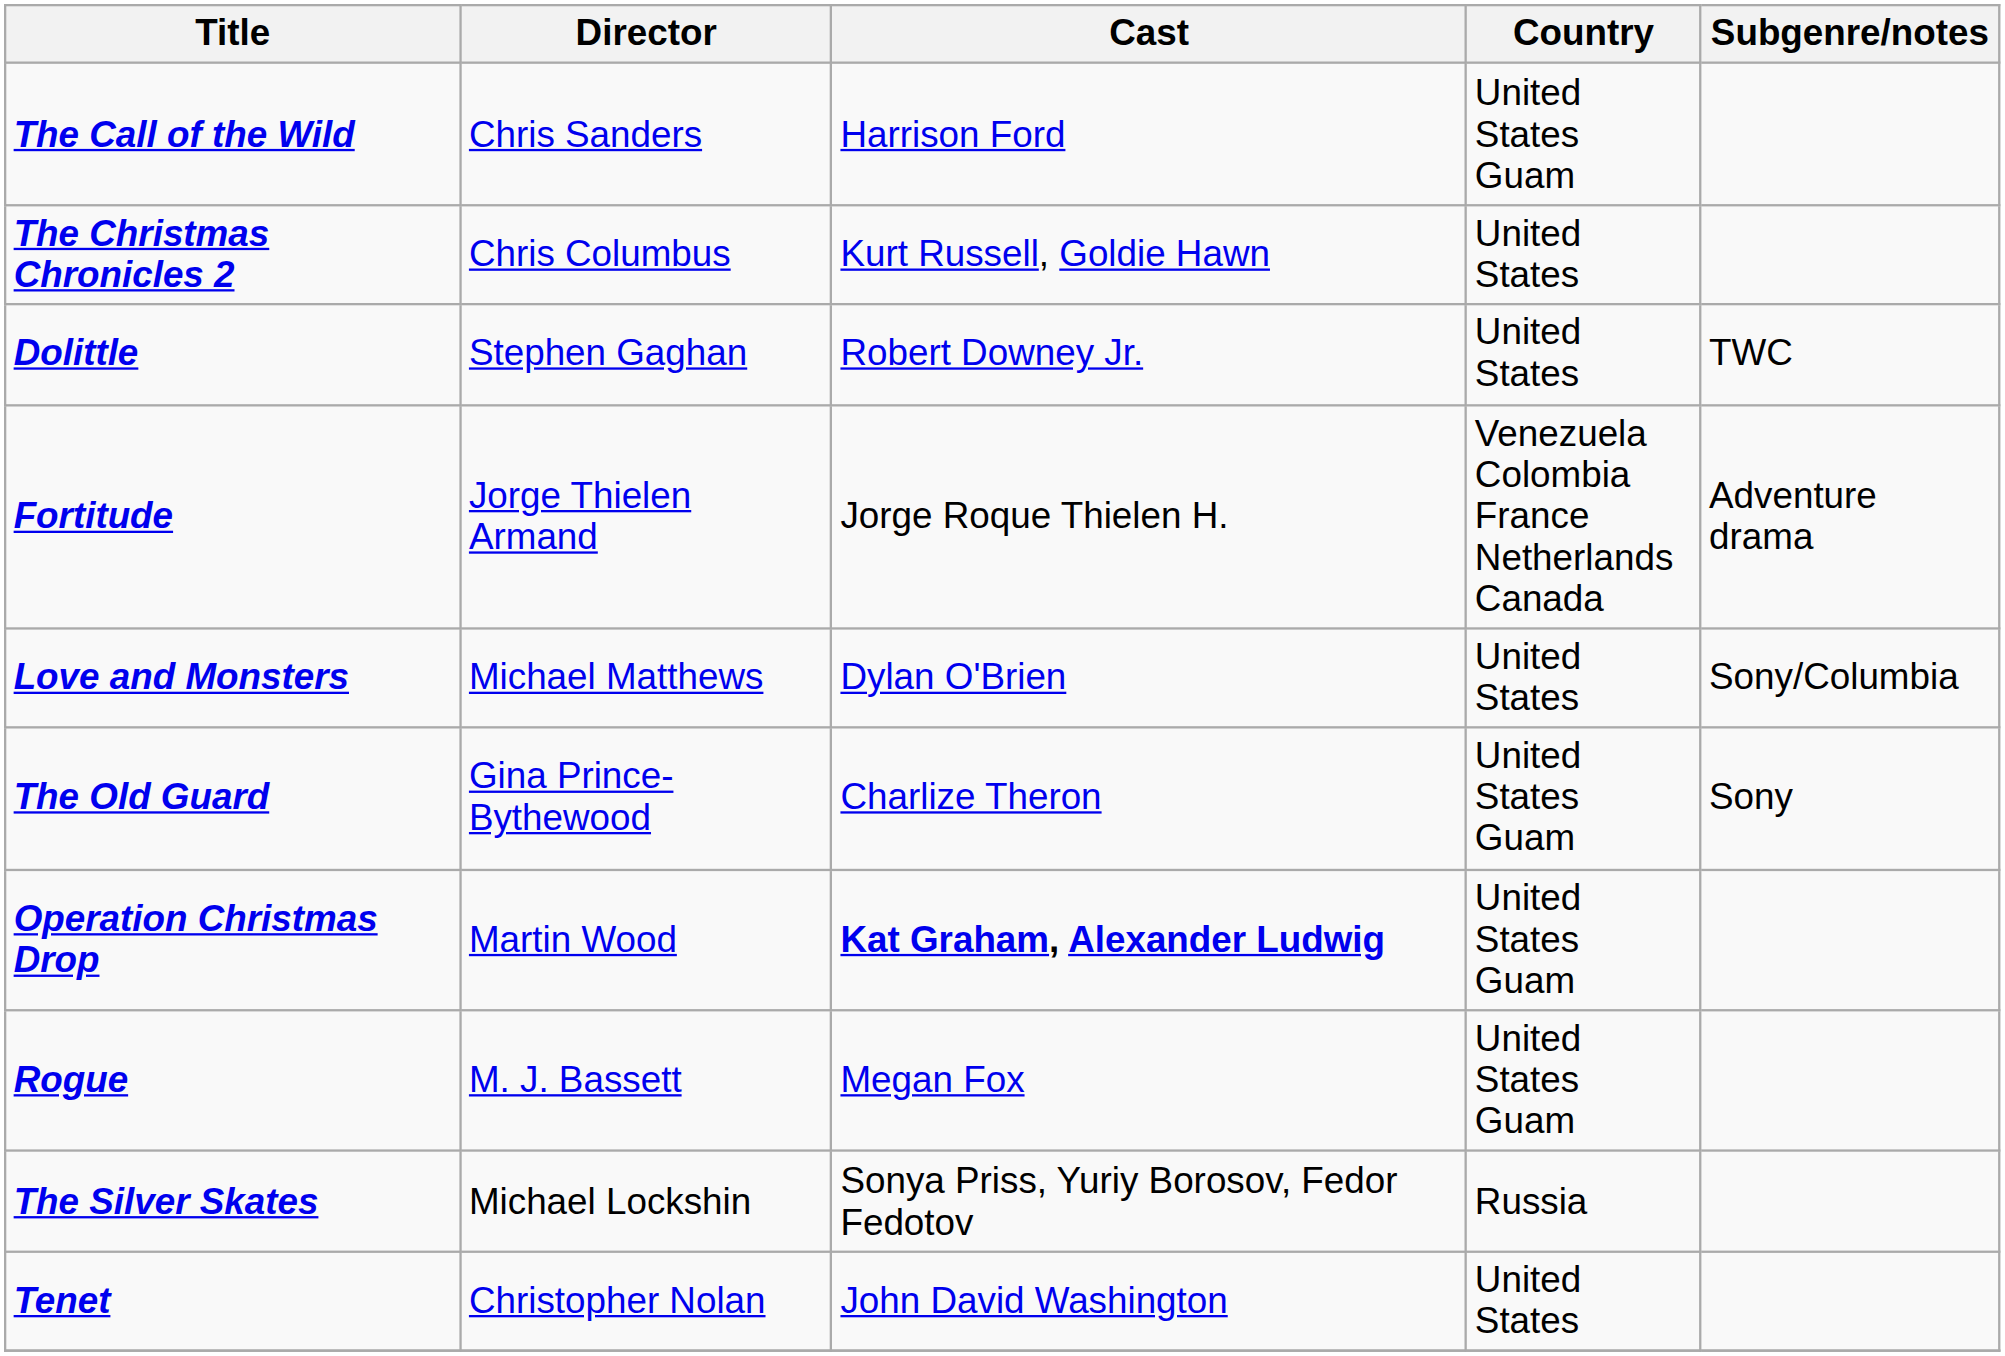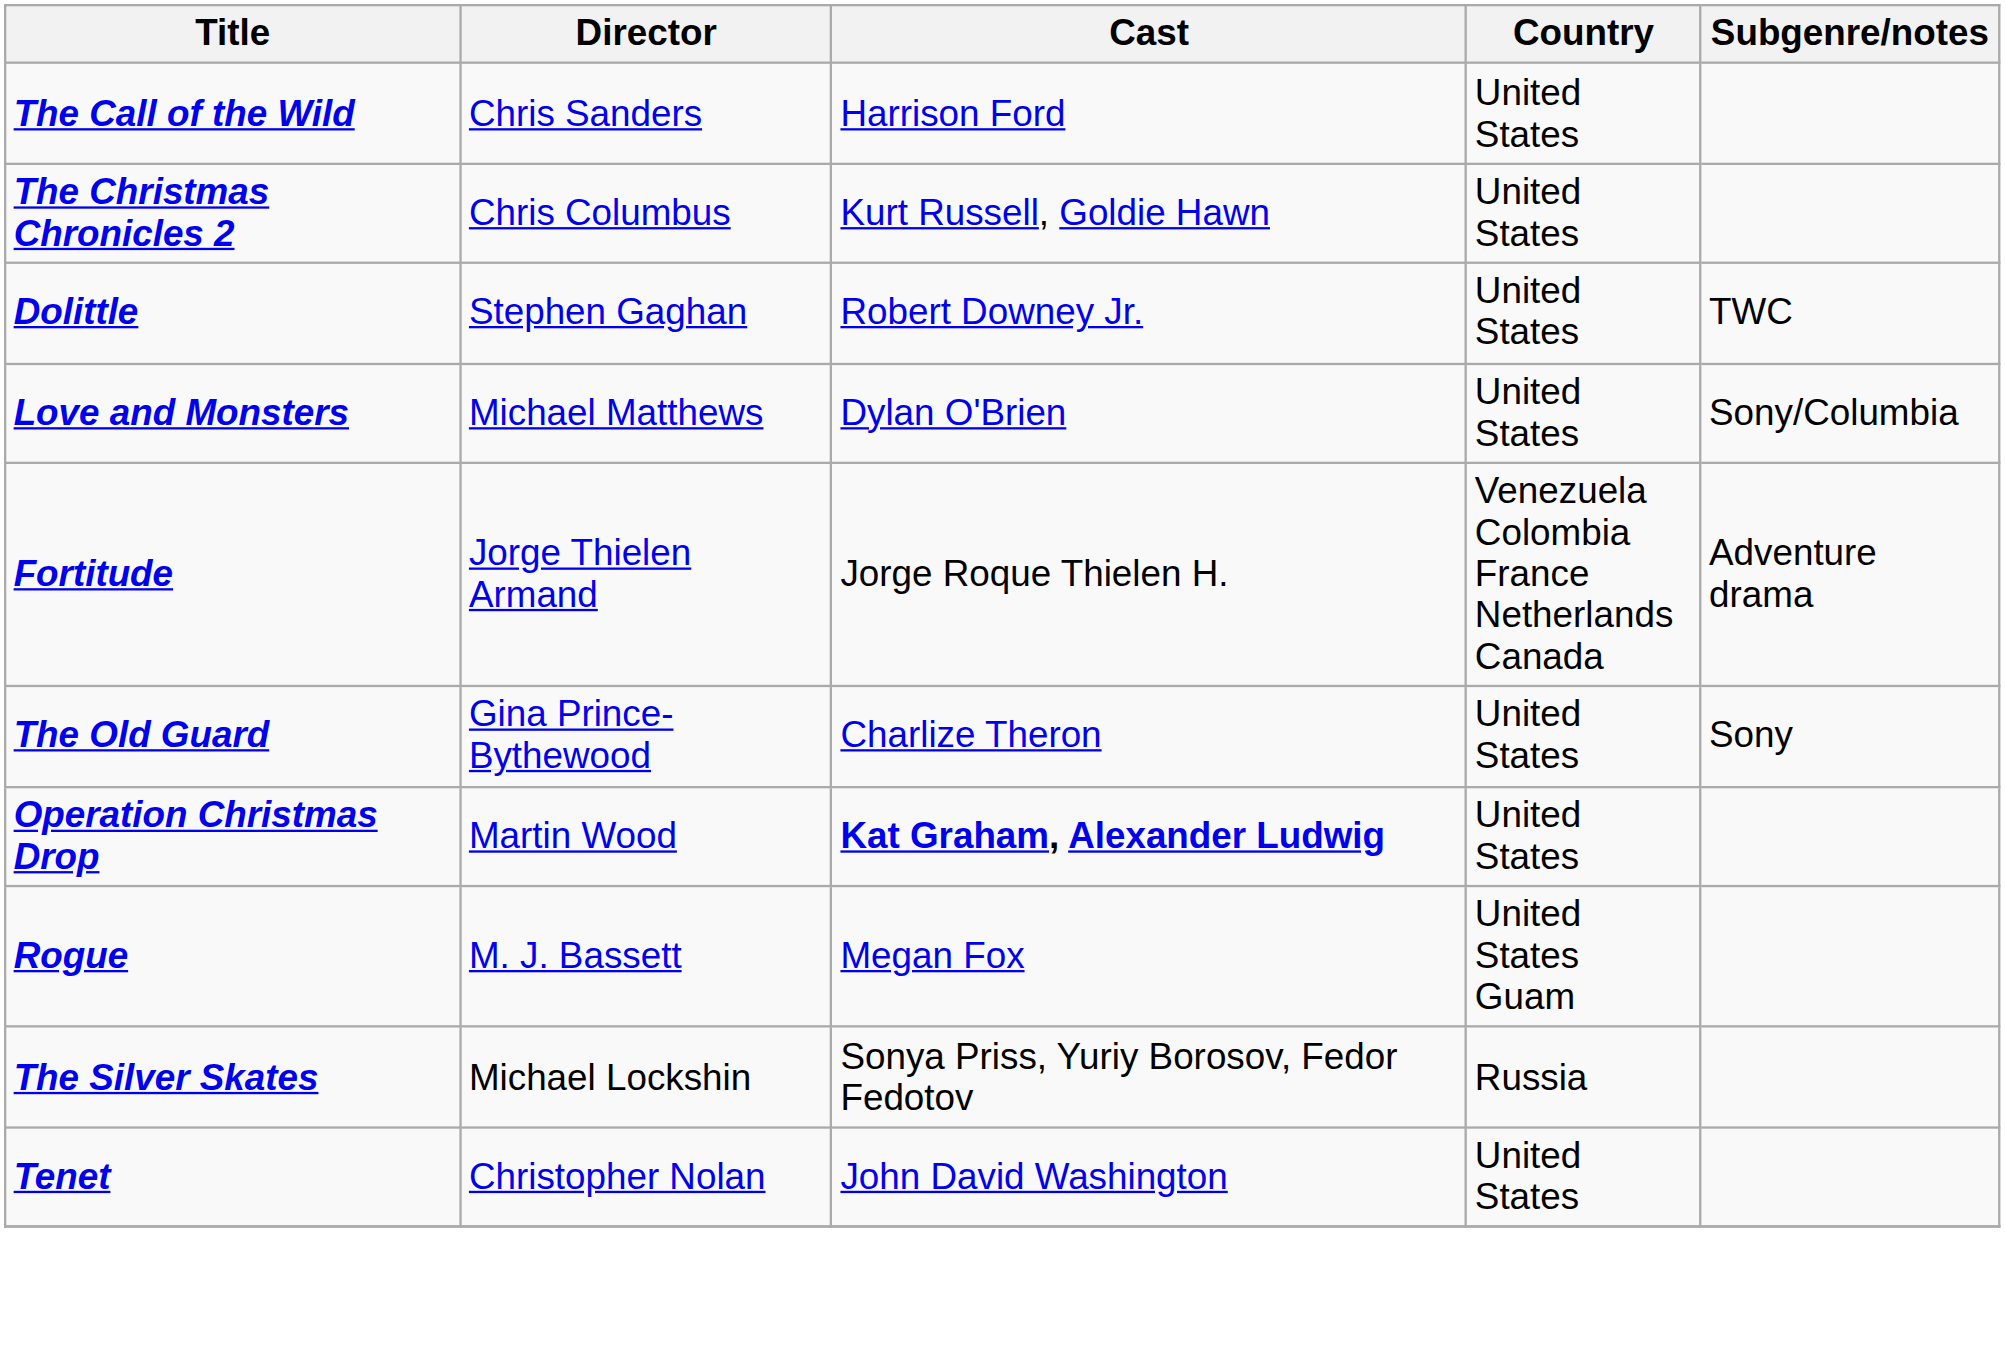(1528, 133) United States Guam -> (1528, 112) United States
rows swapped: (93, 515) <-> (181, 677)
(1528, 797) United States Guam -> (1528, 735) United States
(1528, 939) United States Guam -> (1528, 835) United States
